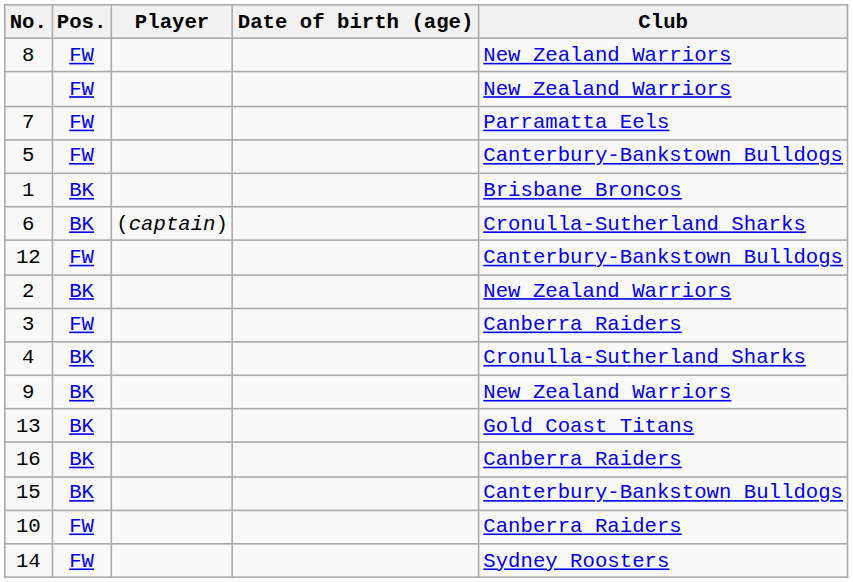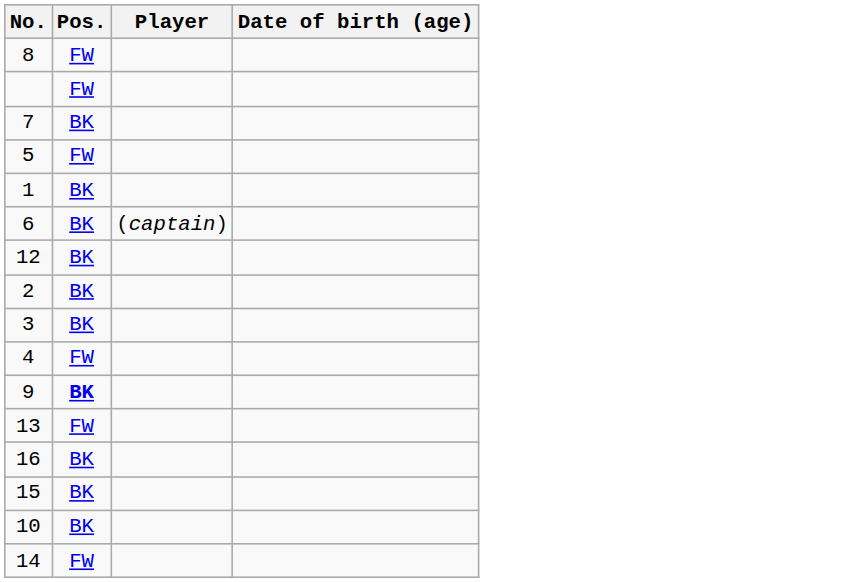- column: (663, 22)
(82, 123) FW -> (82, 123) BK
(82, 257) FW -> (82, 257) BK
(82, 325) FW -> (82, 325) BK
(82, 359) BK -> (82, 359) FW
(82, 392) normal -> (82, 392) bold
(82, 426) BK -> (82, 426) FW
(82, 527) FW -> (82, 527) BK
